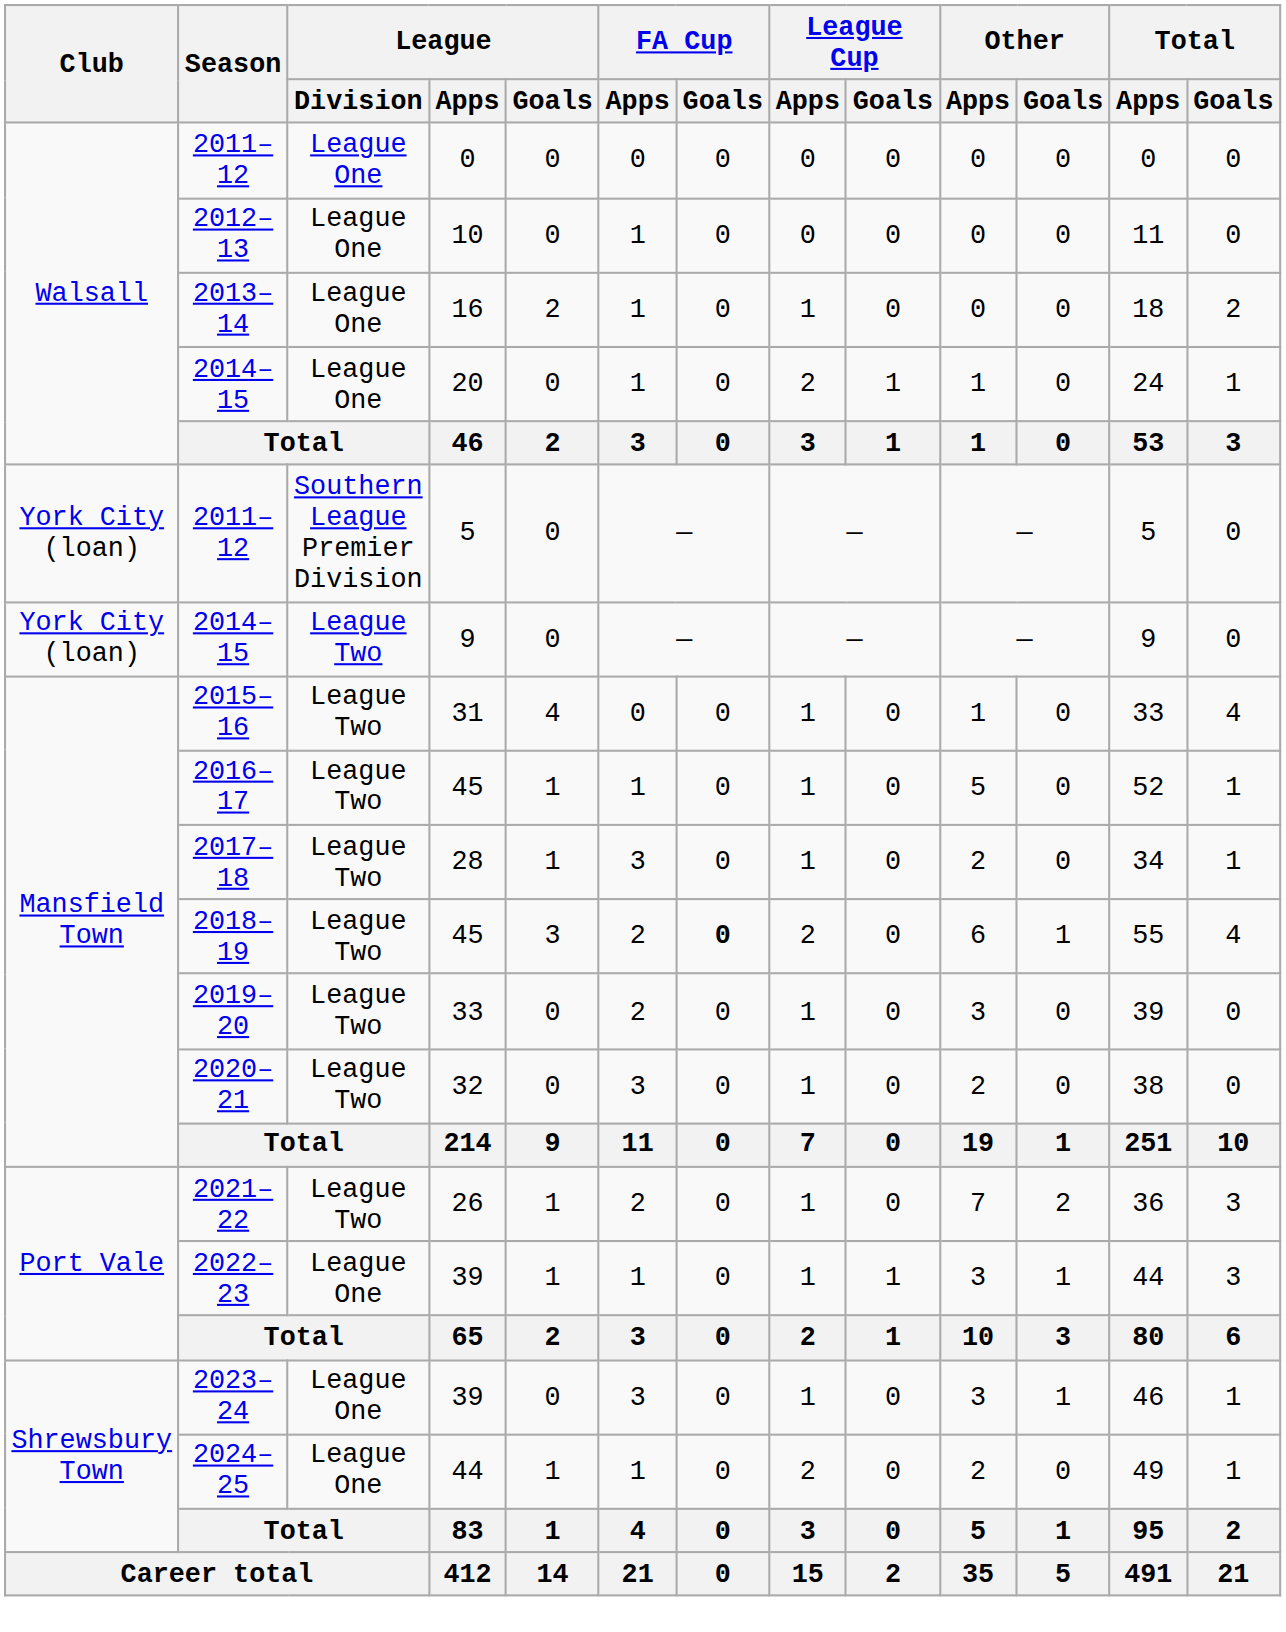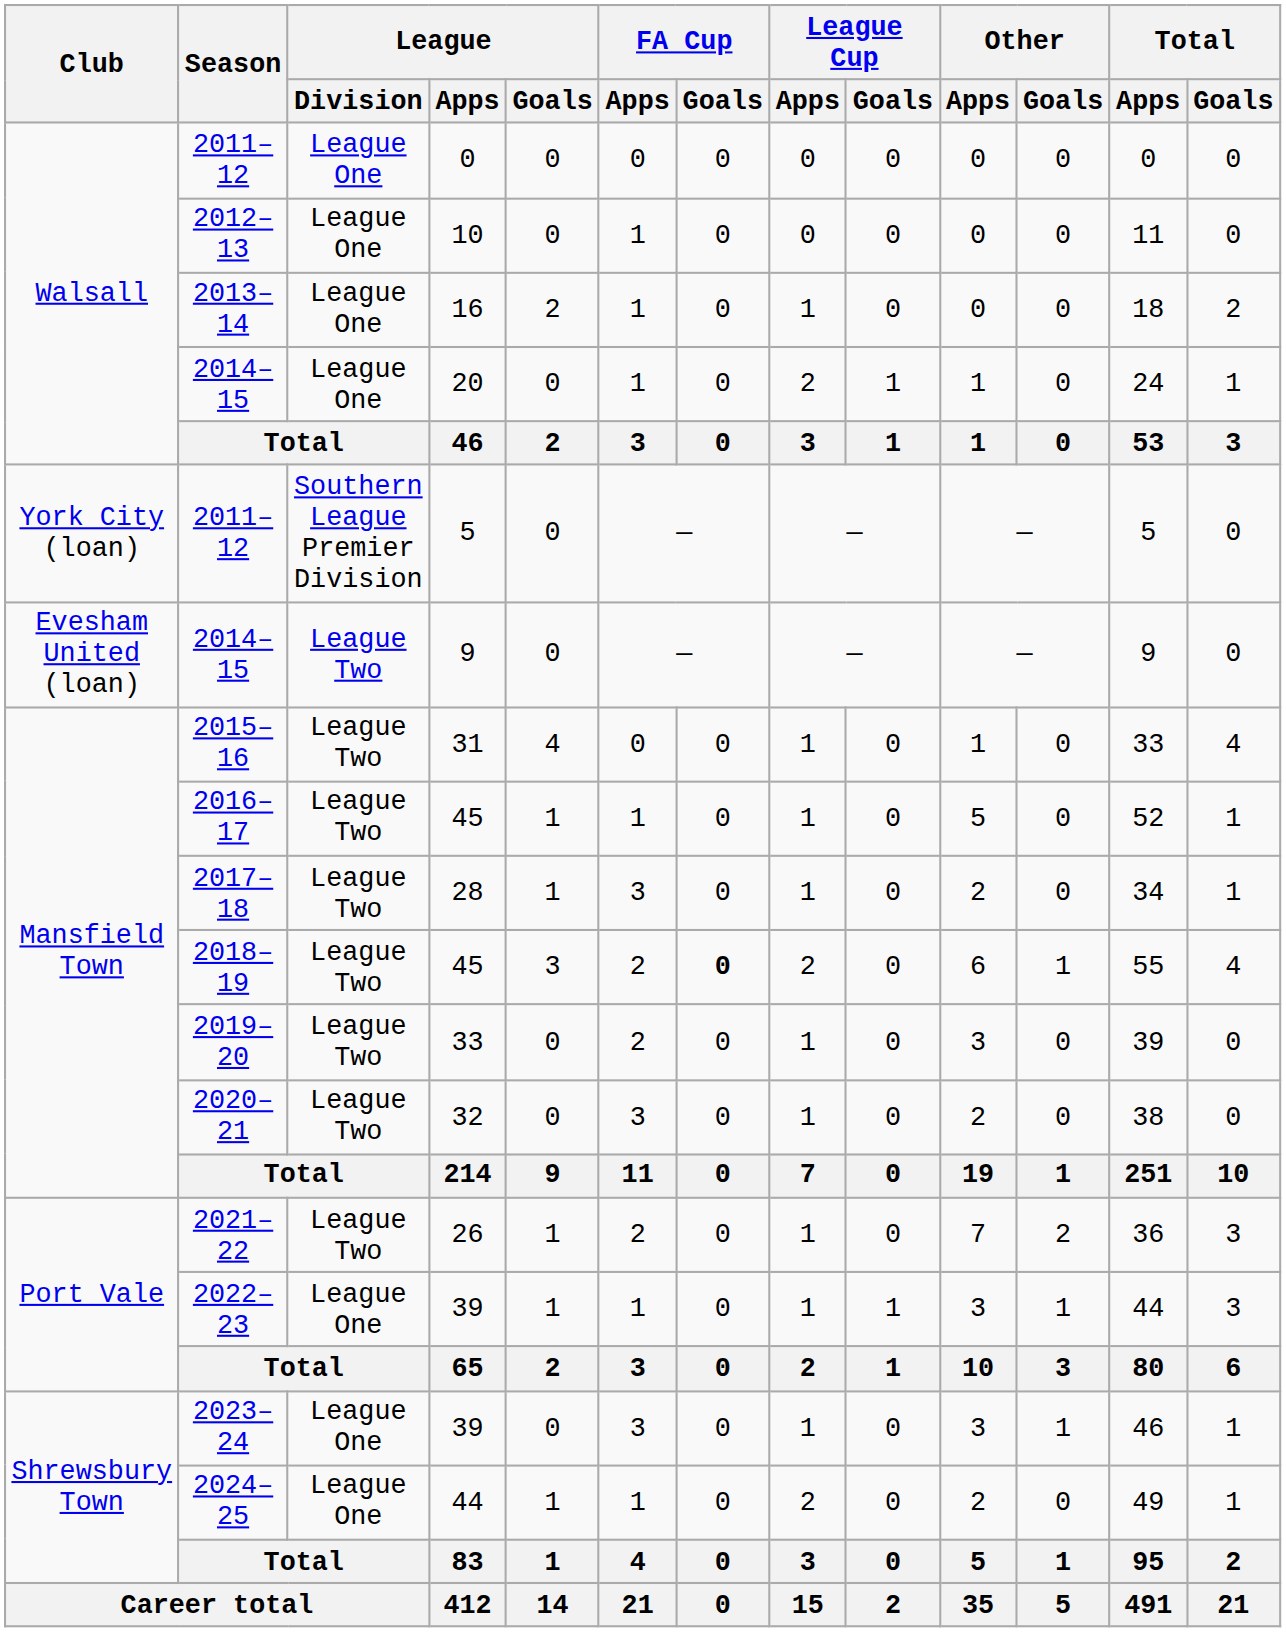(92, 639) York City (loan) -> (92, 654) Evesham United (loan)
